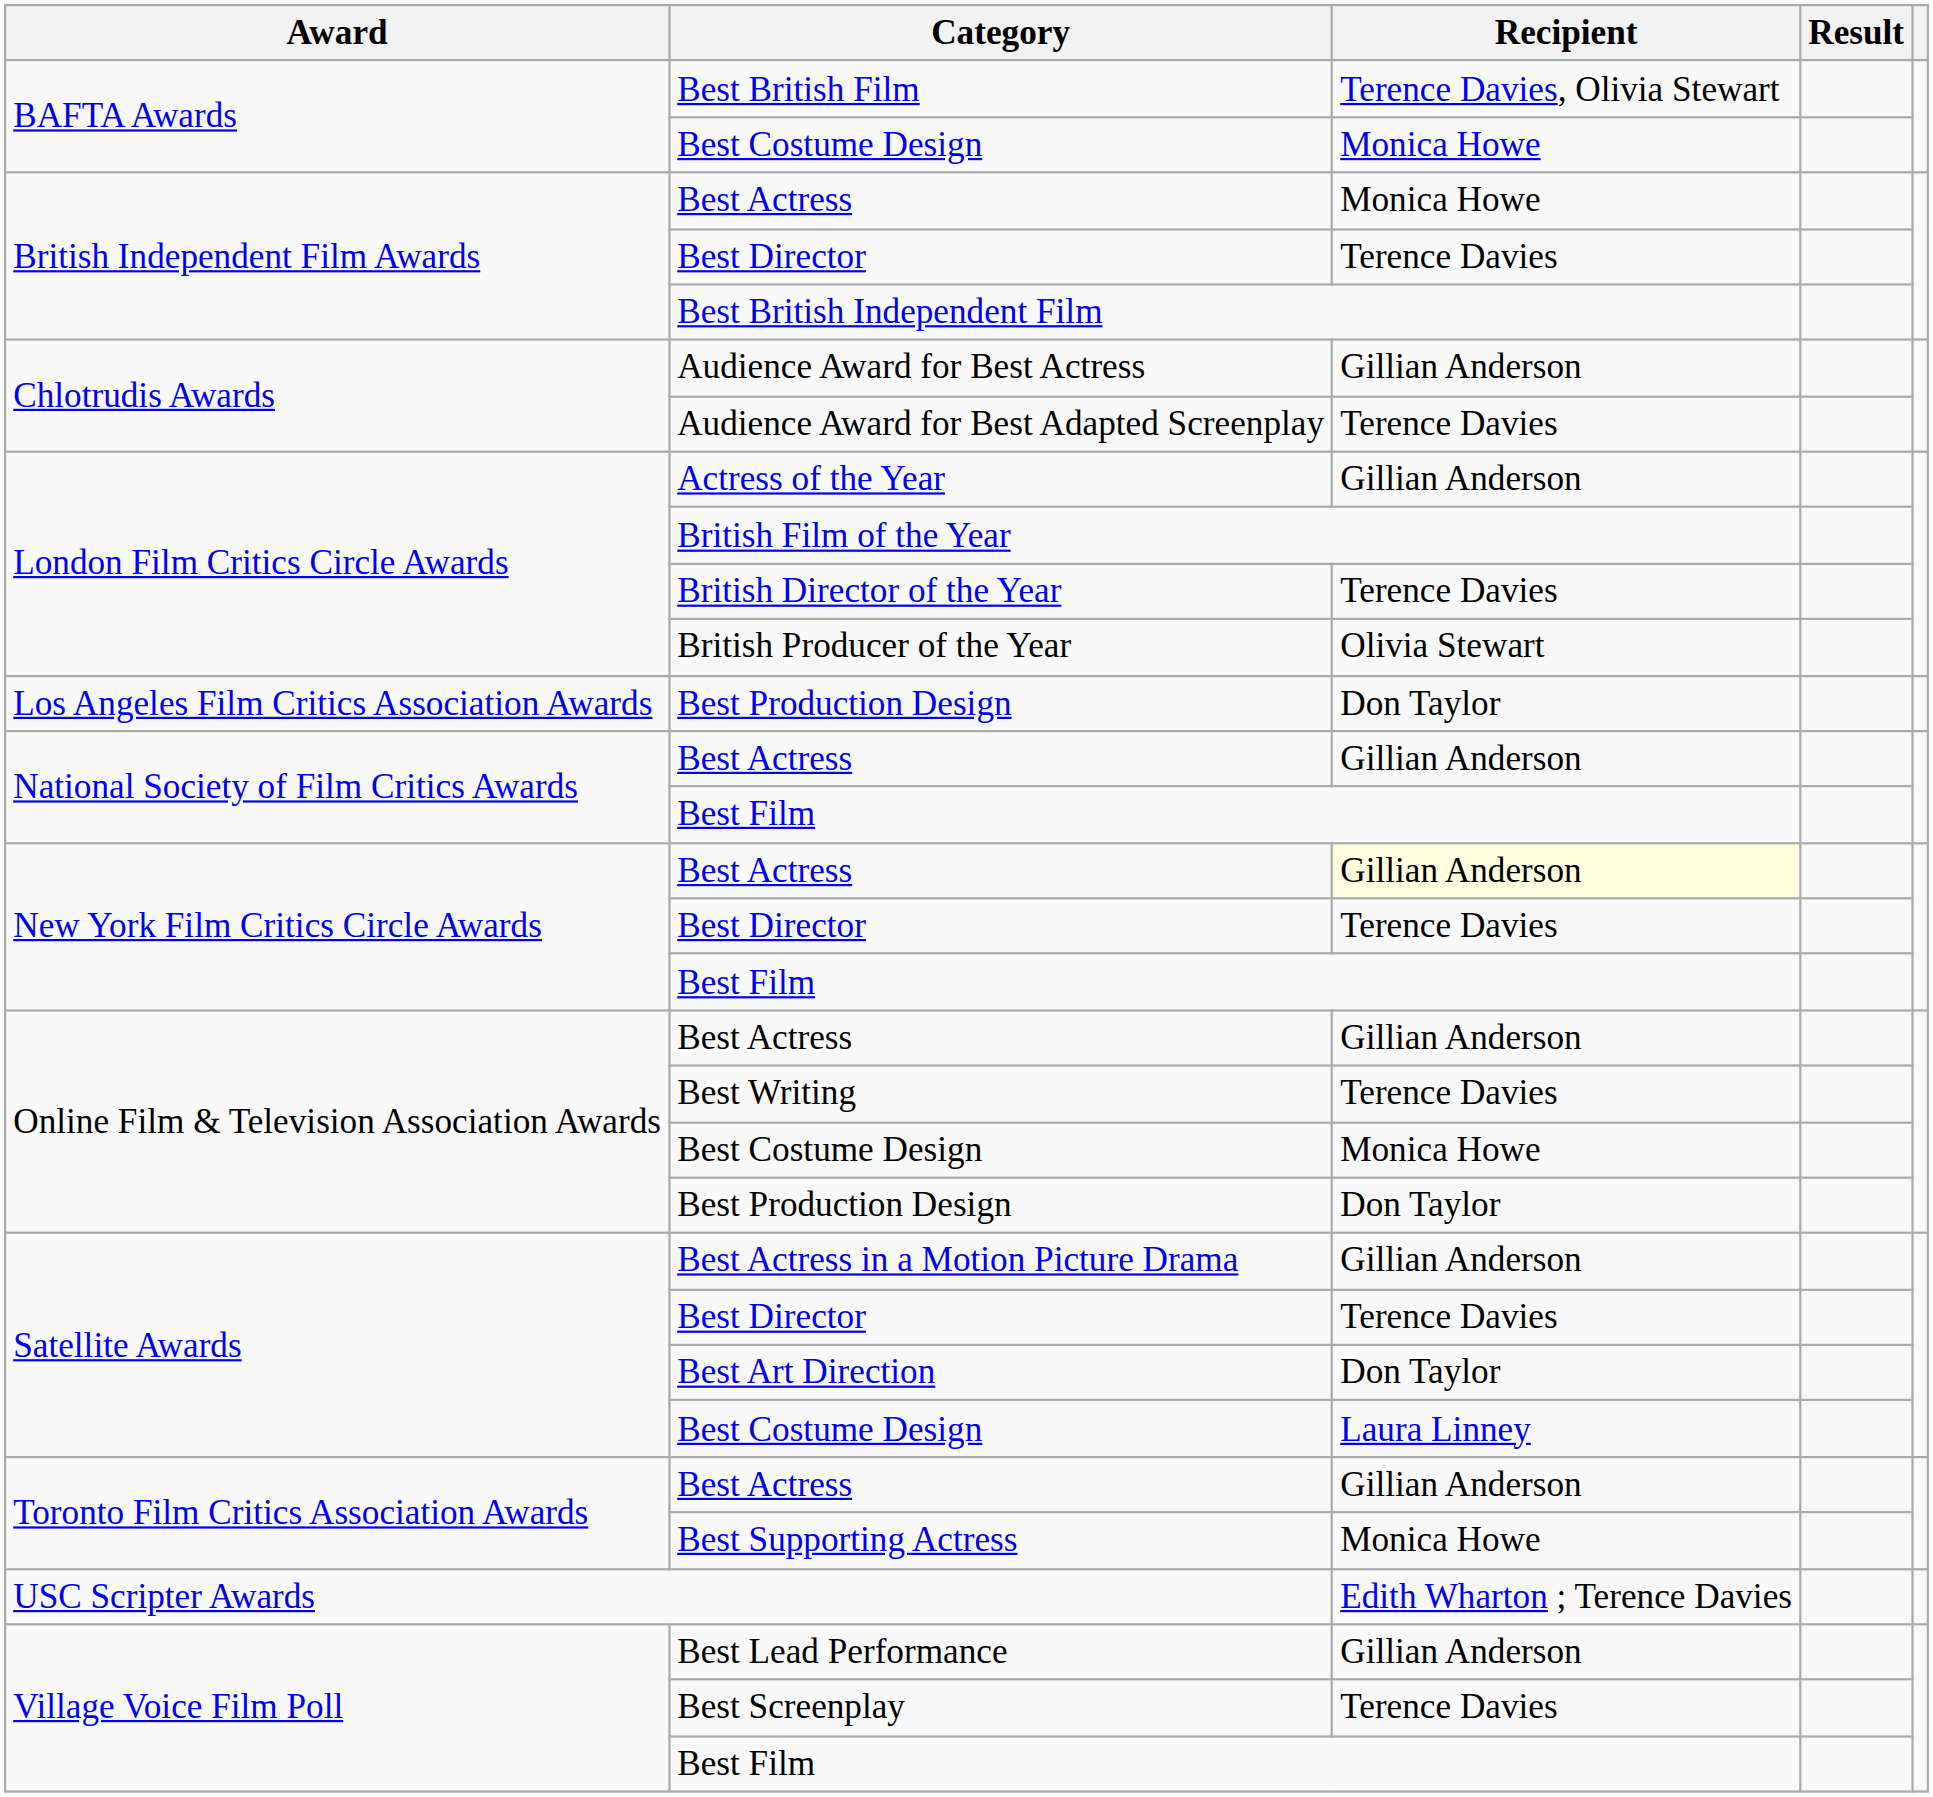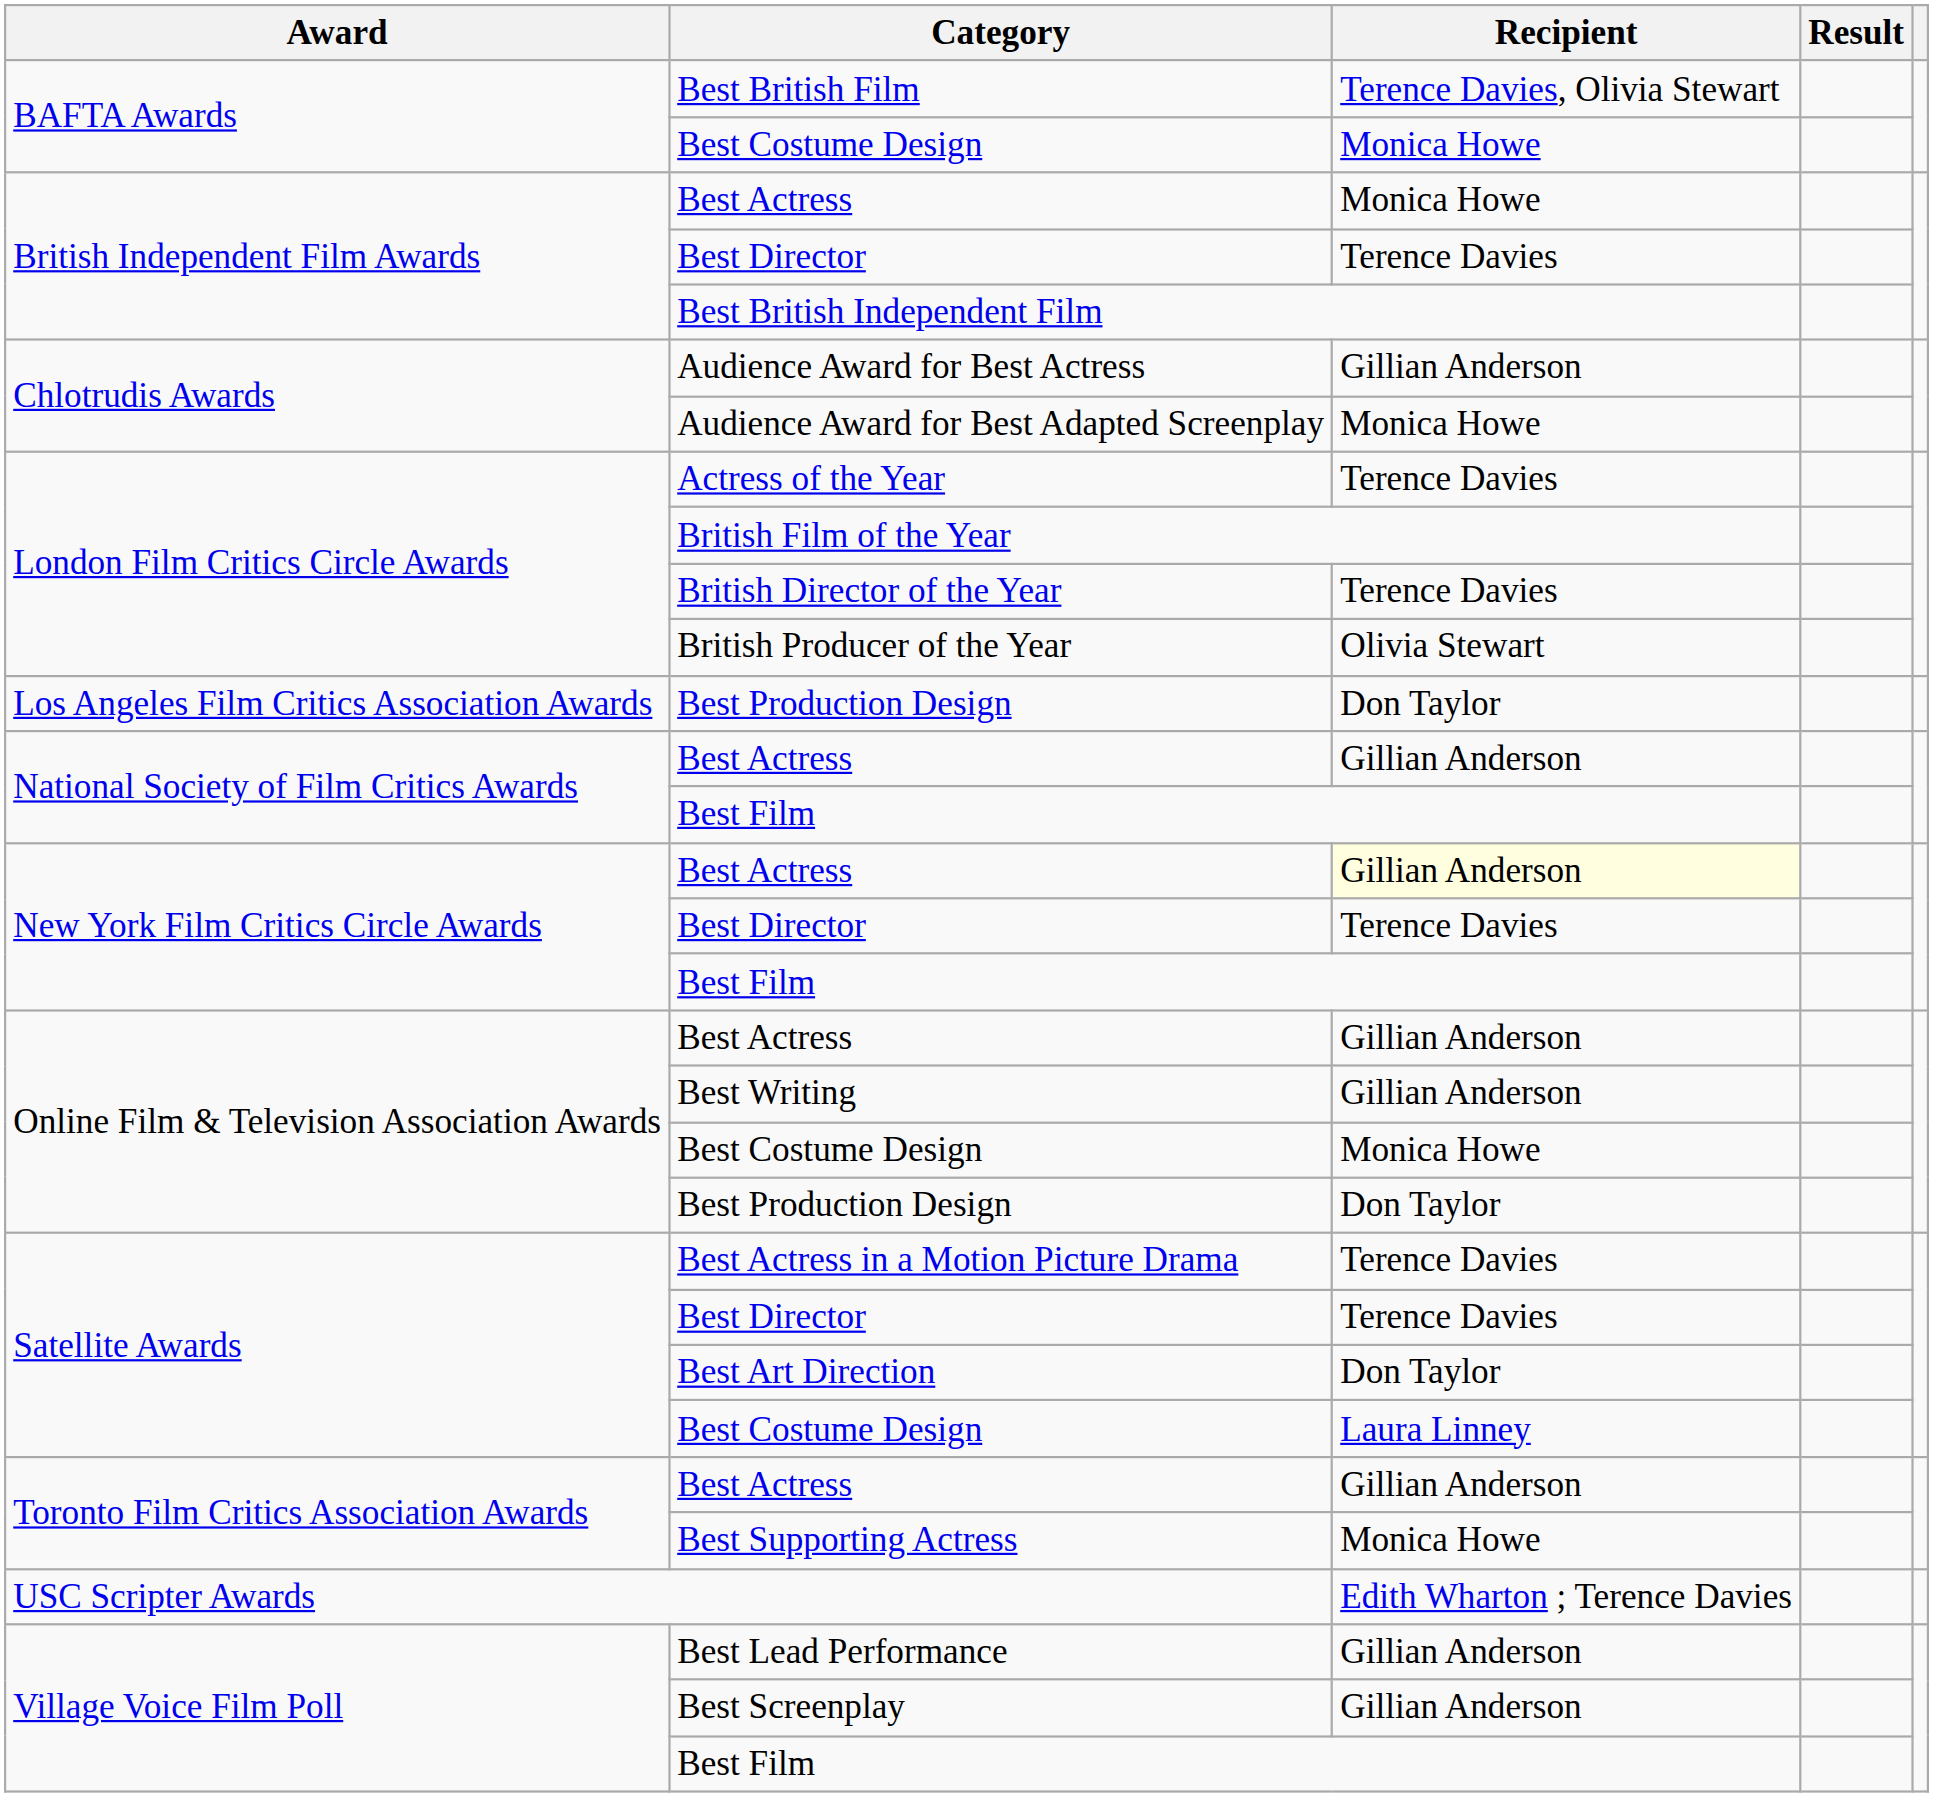(1449, 423) Terence Davies -> (1440, 423) Monica Howe
(1461, 479) Gillian Anderson -> (1449, 479) Terence Davies
(1449, 1093) Terence Davies -> (1461, 1093) Gillian Anderson
(1461, 1260) Gillian Anderson -> (1449, 1260) Terence Davies
(1449, 1707) Terence Davies -> (1461, 1707) Gillian Anderson
